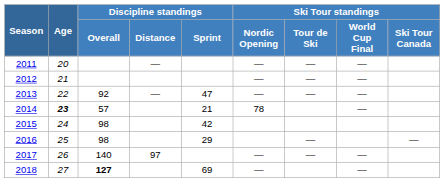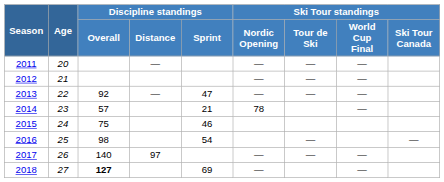(63, 109) bold -> (63, 109) normal
(104, 124) 98 -> (104, 124) 75
(207, 124) 42 -> (207, 124) 46
(207, 140) 29 -> (207, 140) 54
